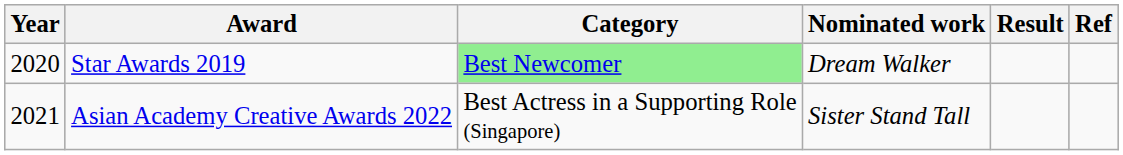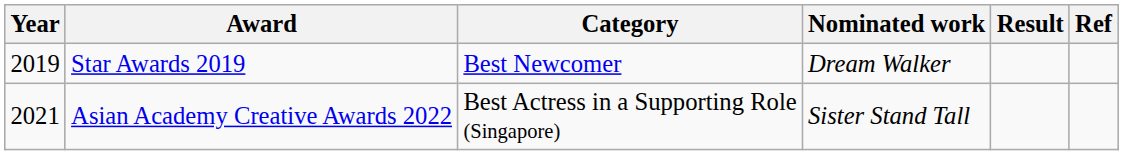(35, 63) 2020 -> (35, 63) 2019
(542, 63) lightgreen background -> (542, 63) no background
